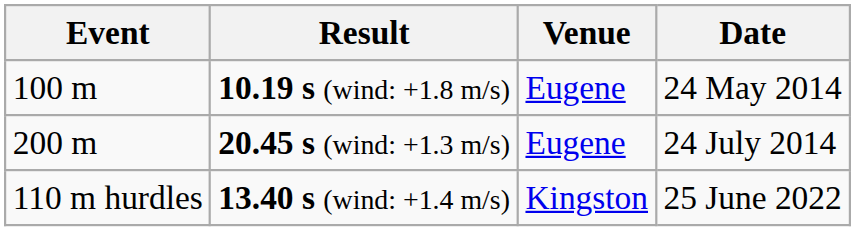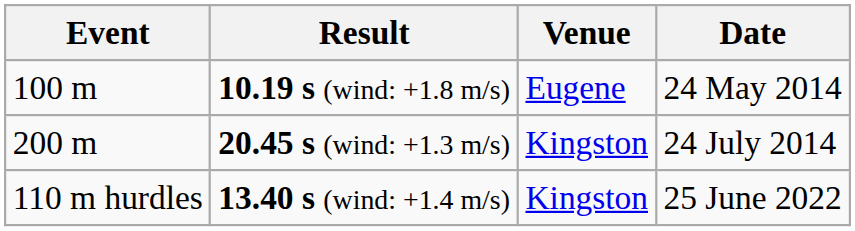(576, 142) Eugene -> (587, 142) Kingston
